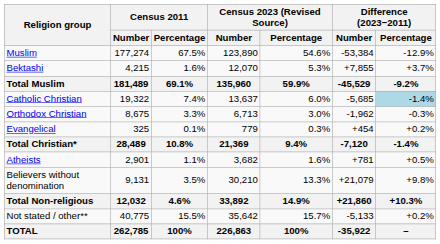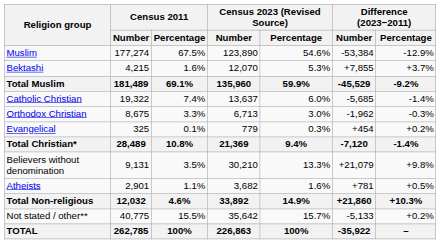(421, 99) lightblue background -> (421, 99) no background
rows swapped: (24, 159) <-> (43, 180)
